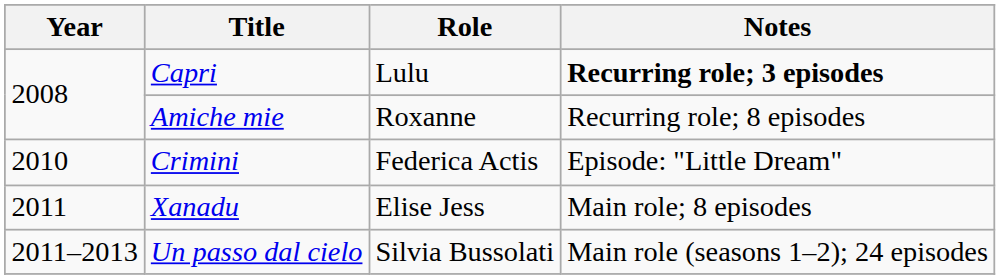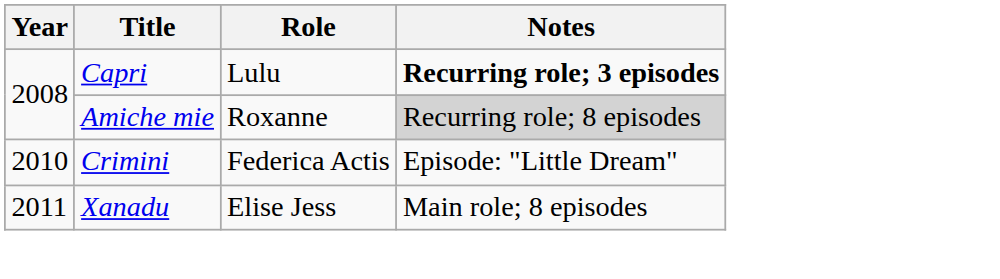(716, 116) no background -> (552, 116) lightgrey background
- row: (257, 251)
